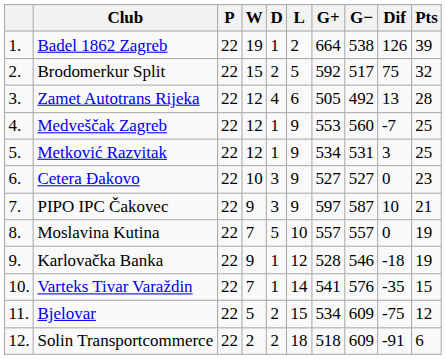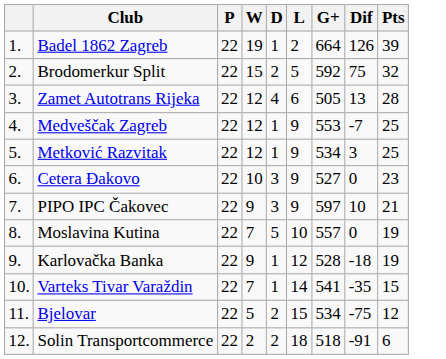- column: (361, 17)
